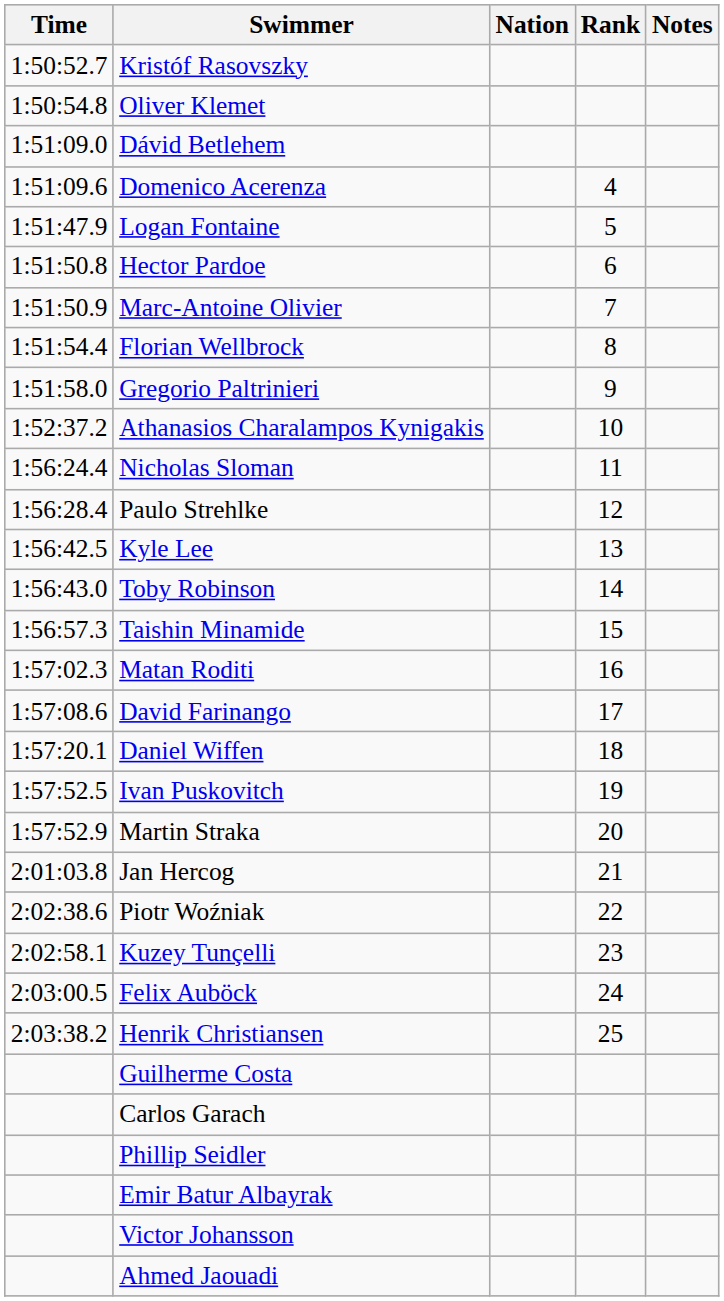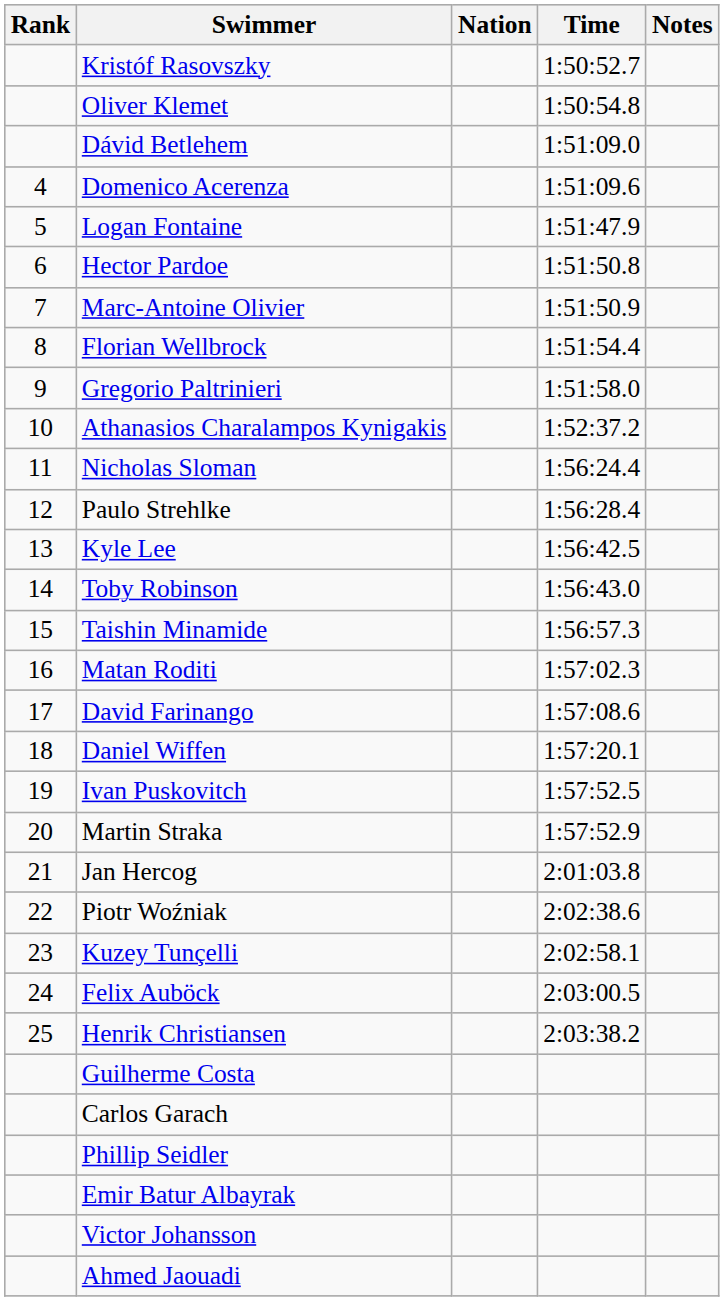columns swapped: (610, 24) <-> (59, 24)
